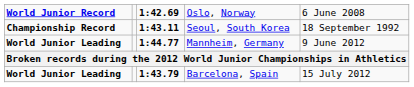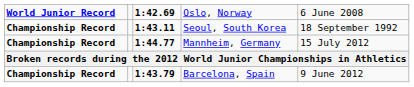(64, 43) World Junior Leading -> (61, 43) Championship Record
(333, 43) 9 June 2012 -> (335, 43) 15 July 2012
(64, 74) World Junior Leading -> (61, 74) Championship Record
(336, 74) 15 July 2012 -> (332, 74) 9 June 2012
